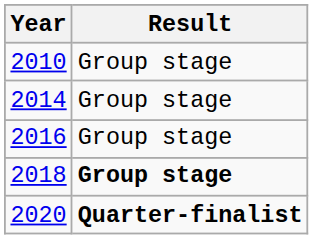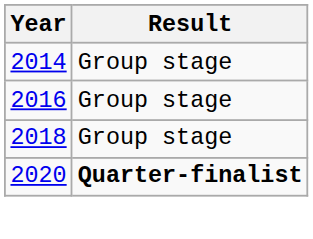- row: (39, 62)
(155, 177) bold -> (155, 138) normal
